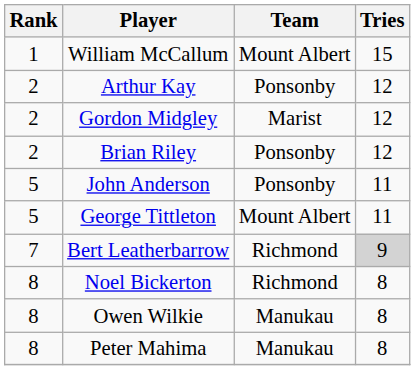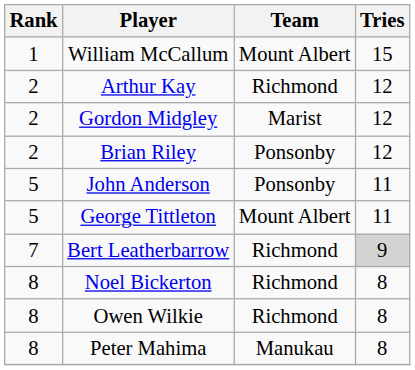(295, 86) Ponsonby -> (295, 86) Richmond
(295, 315) Manukau -> (295, 315) Richmond
